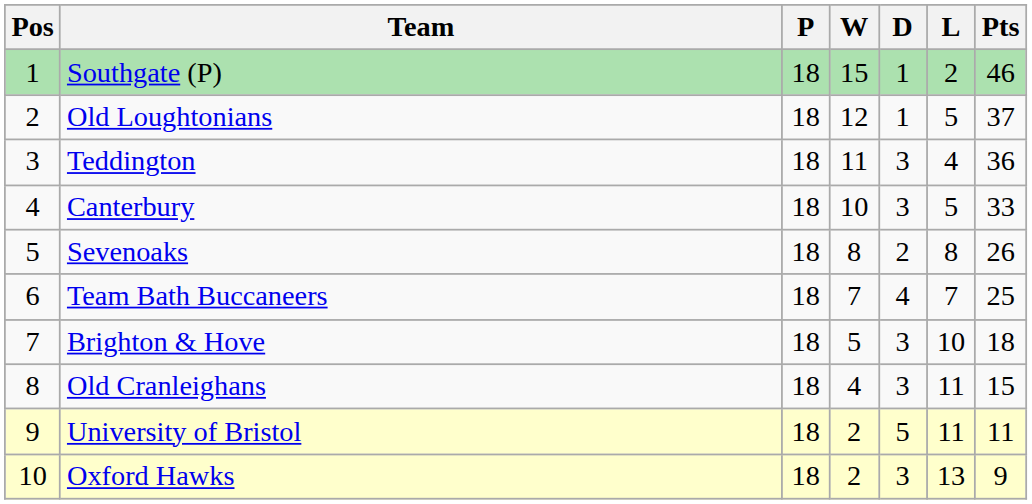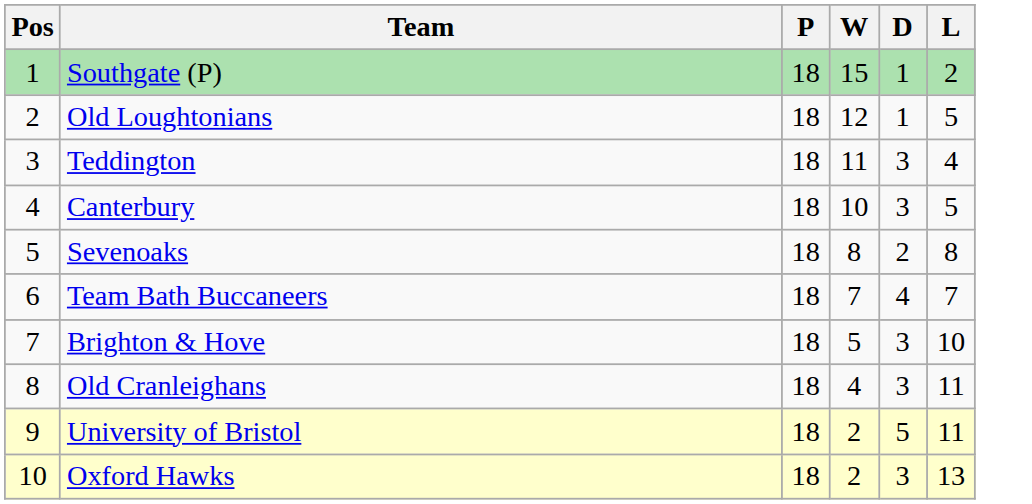- column: (1001, 26)
